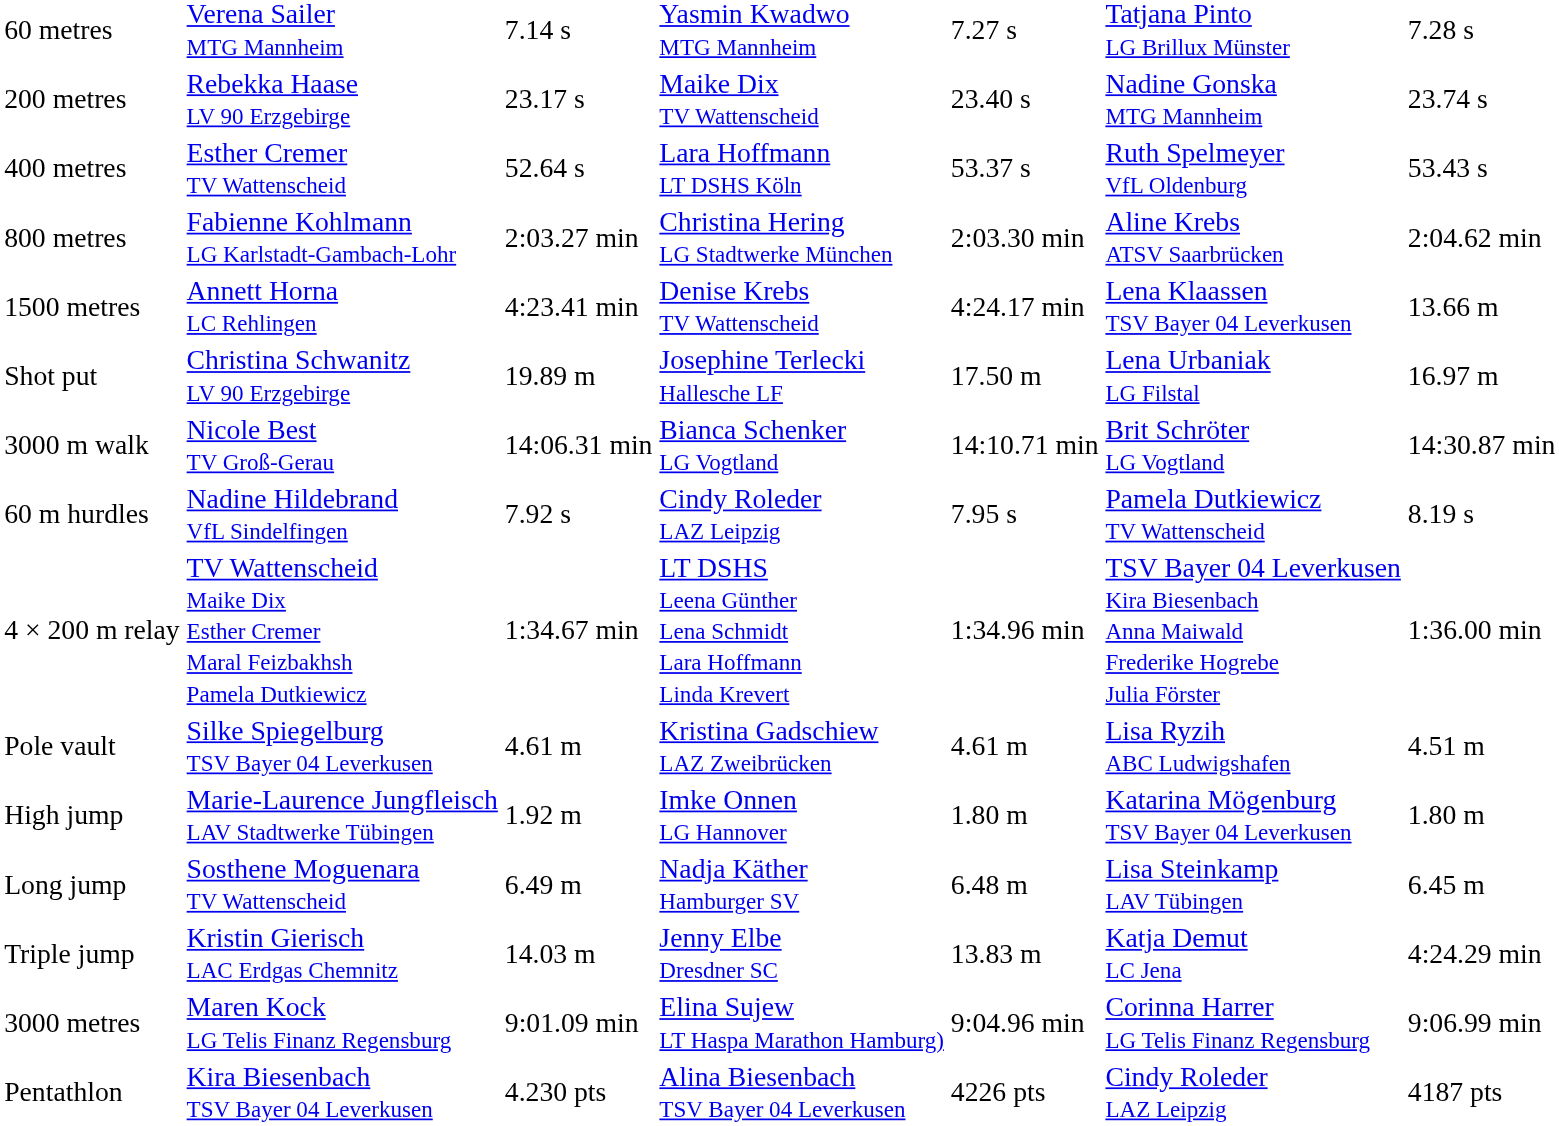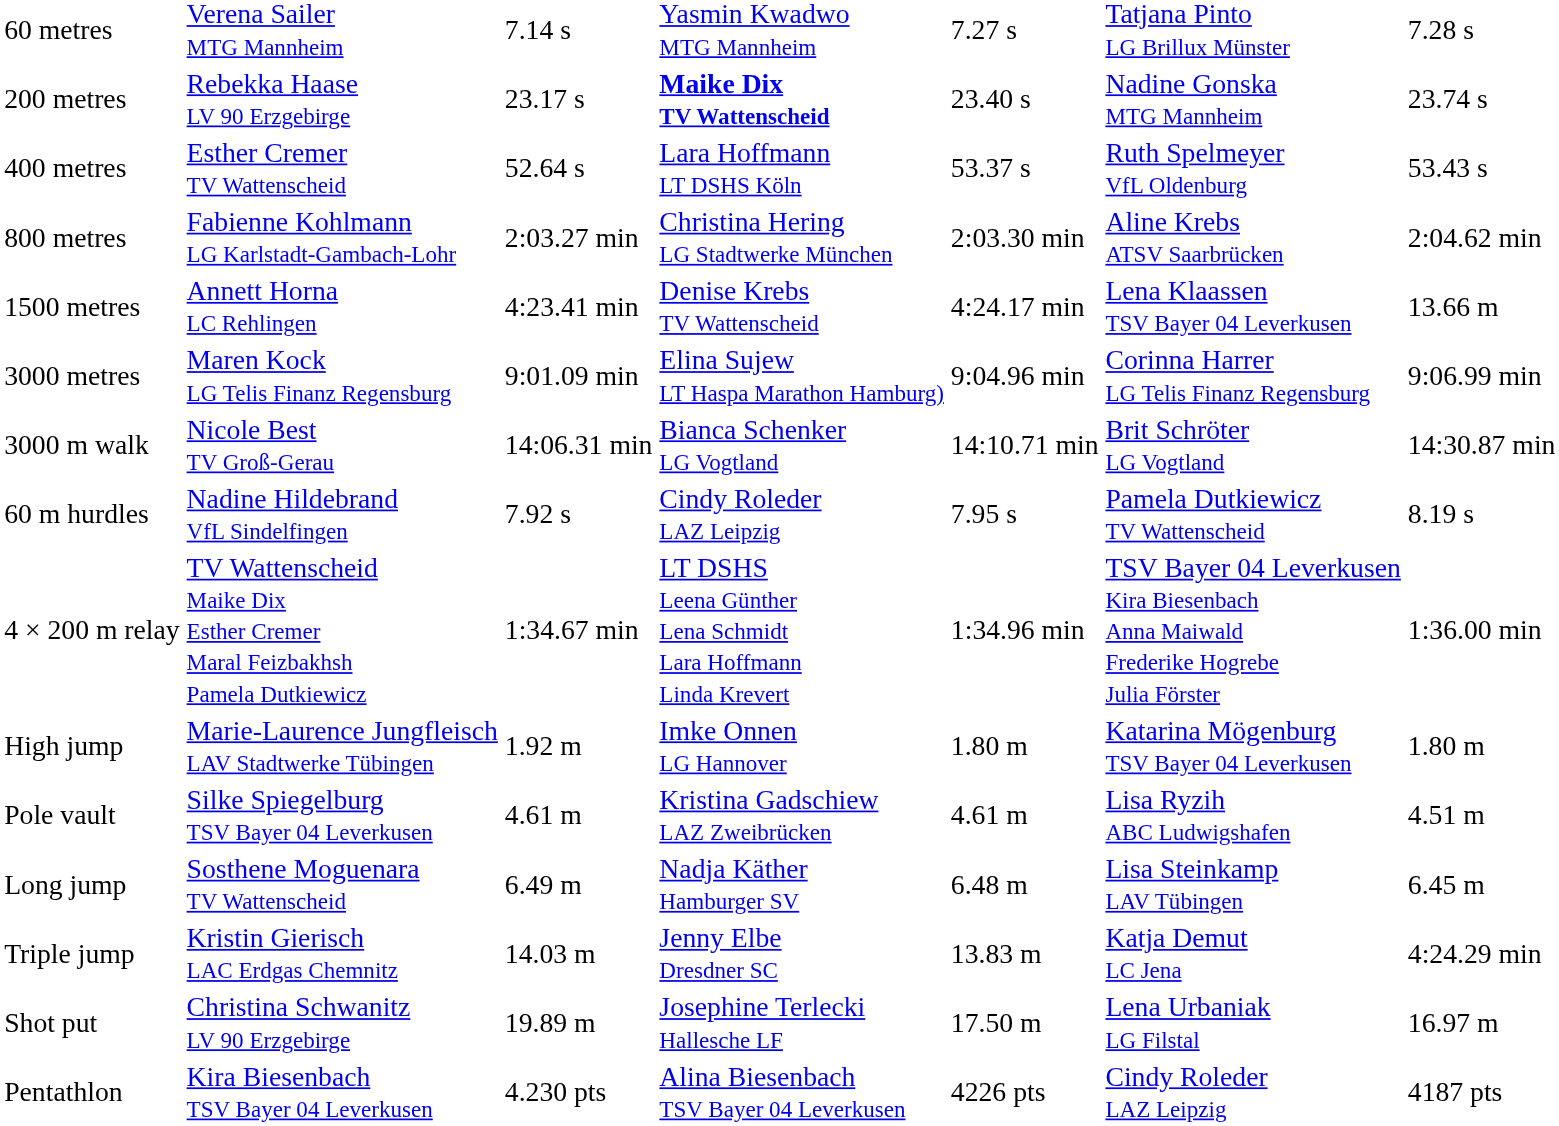(739, 99) normal -> (744, 99) bold
rows swapped: (72, 1022) <-> (51, 375)
rows swapped: (64, 815) <-> (60, 746)
